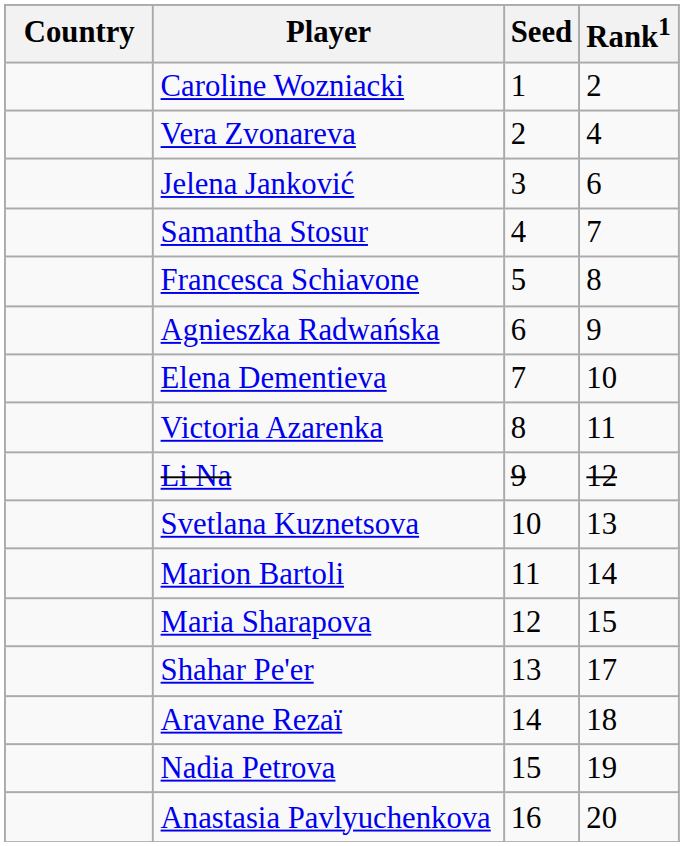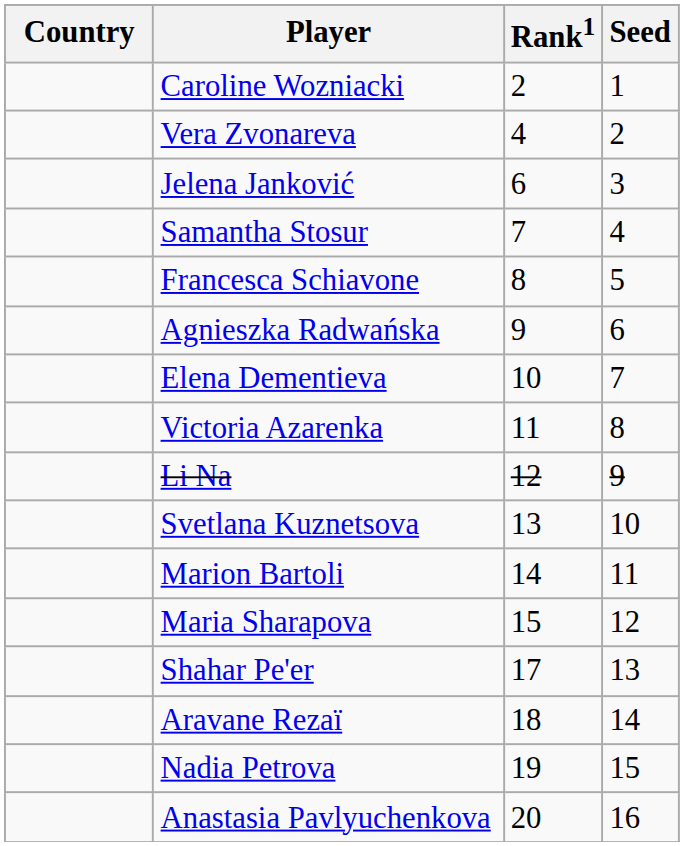columns swapped: (629, 33) <-> (541, 32)
